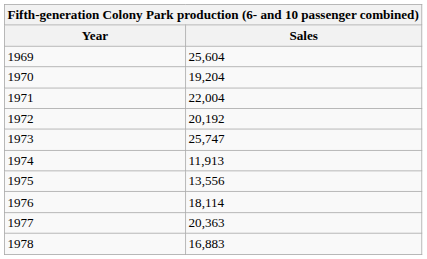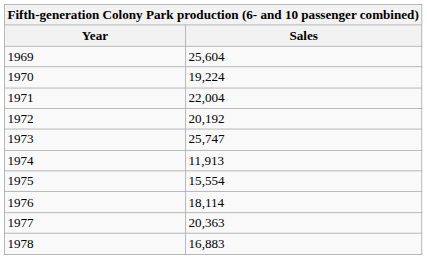(207, 77) 19,204 -> (207, 77) 19,224
(207, 181) 13,556 -> (207, 181) 15,554
